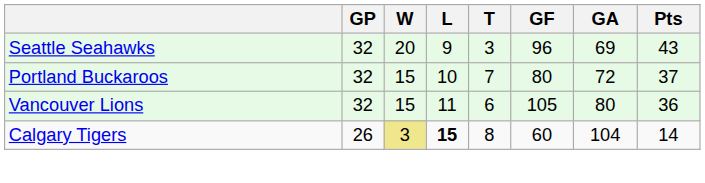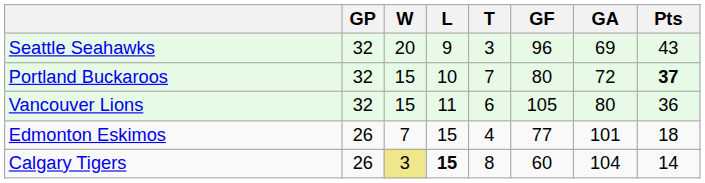(668, 76) normal -> (668, 76) bold
+ row: (87, 134)
